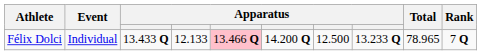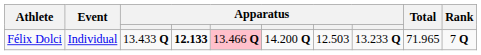(191, 40) normal -> (191, 40) bold
(333, 40) 12.500 -> (333, 40) 12.503
(423, 40) 78.965 -> (423, 40) 71.965
